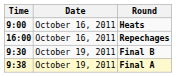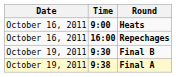columns swapped: (75, 11) <-> (19, 11)
